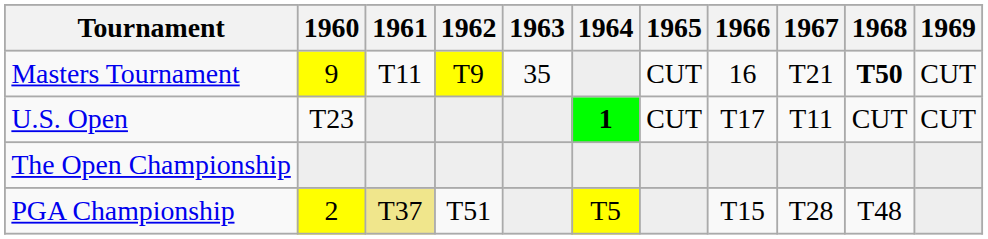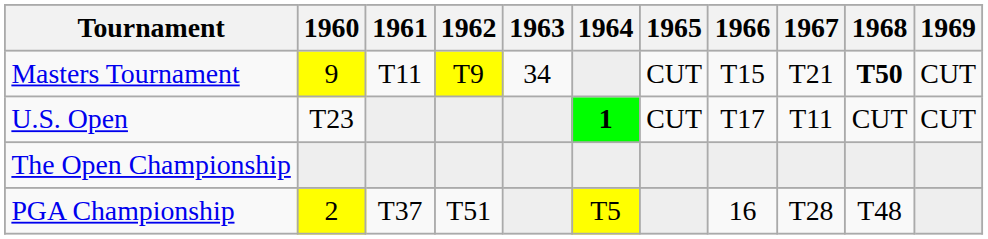(537, 73) 35 -> (537, 73) 34
(743, 73) 16 -> (743, 73) T15
(400, 211) khaki background -> (400, 211) no background
(743, 211) T15 -> (743, 211) 16
